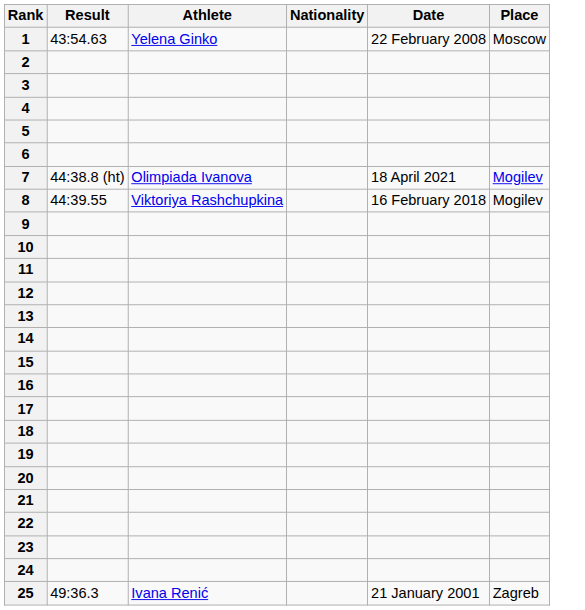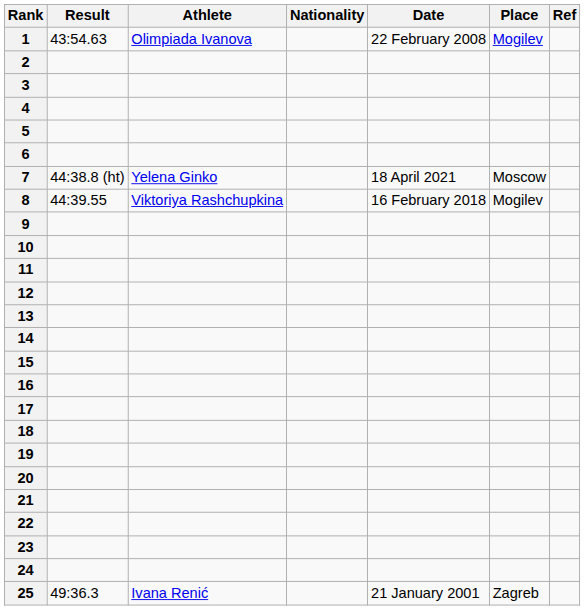+ column: (565, 16)
(174, 39) Yelena Ginko -> (192, 39) Olimpiada Ivanova
(519, 39) Moscow -> (518, 39) Mogilev
(192, 177) Olimpiada Ivanova -> (174, 177) Yelena Ginko
(518, 177) Mogilev -> (519, 177) Moscow
